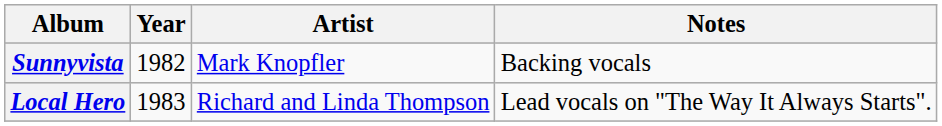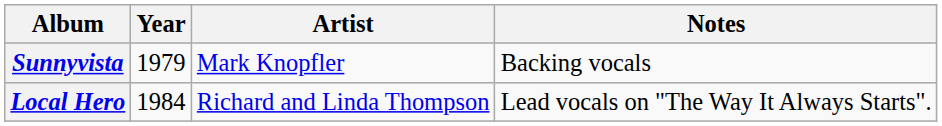(161, 62) 1982 -> (161, 62) 1979
(161, 101) 1983 -> (161, 101) 1984
